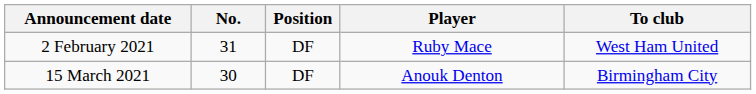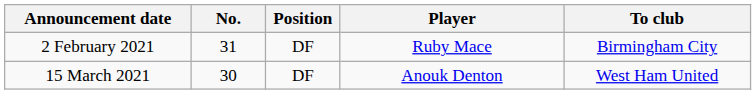(657, 46) West Ham United -> (657, 46) Birmingham City
(657, 74) Birmingham City -> (657, 74) West Ham United
